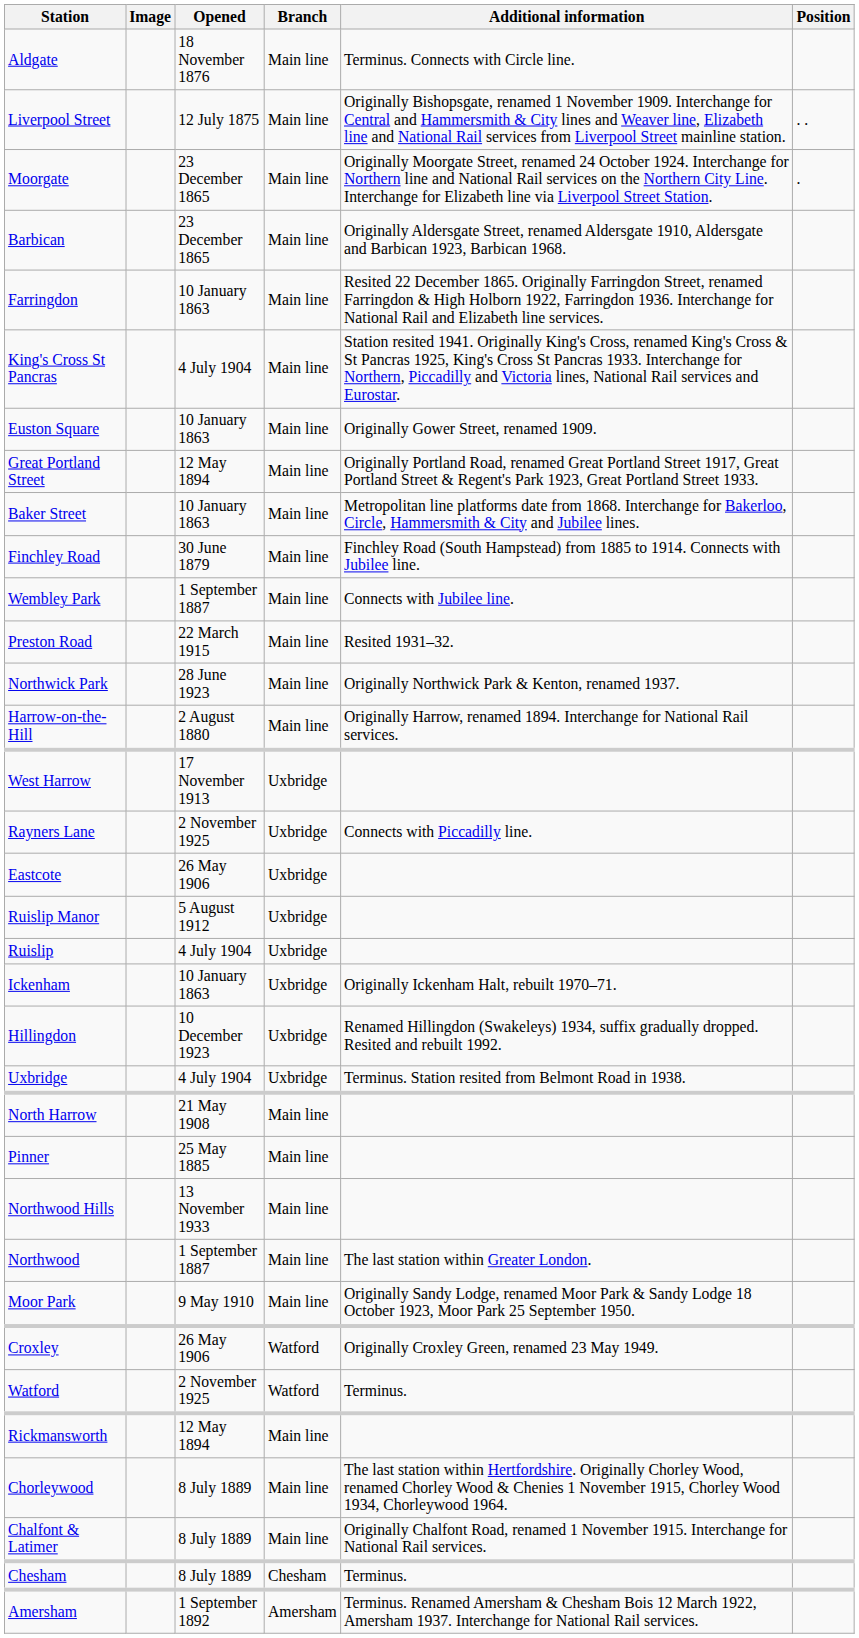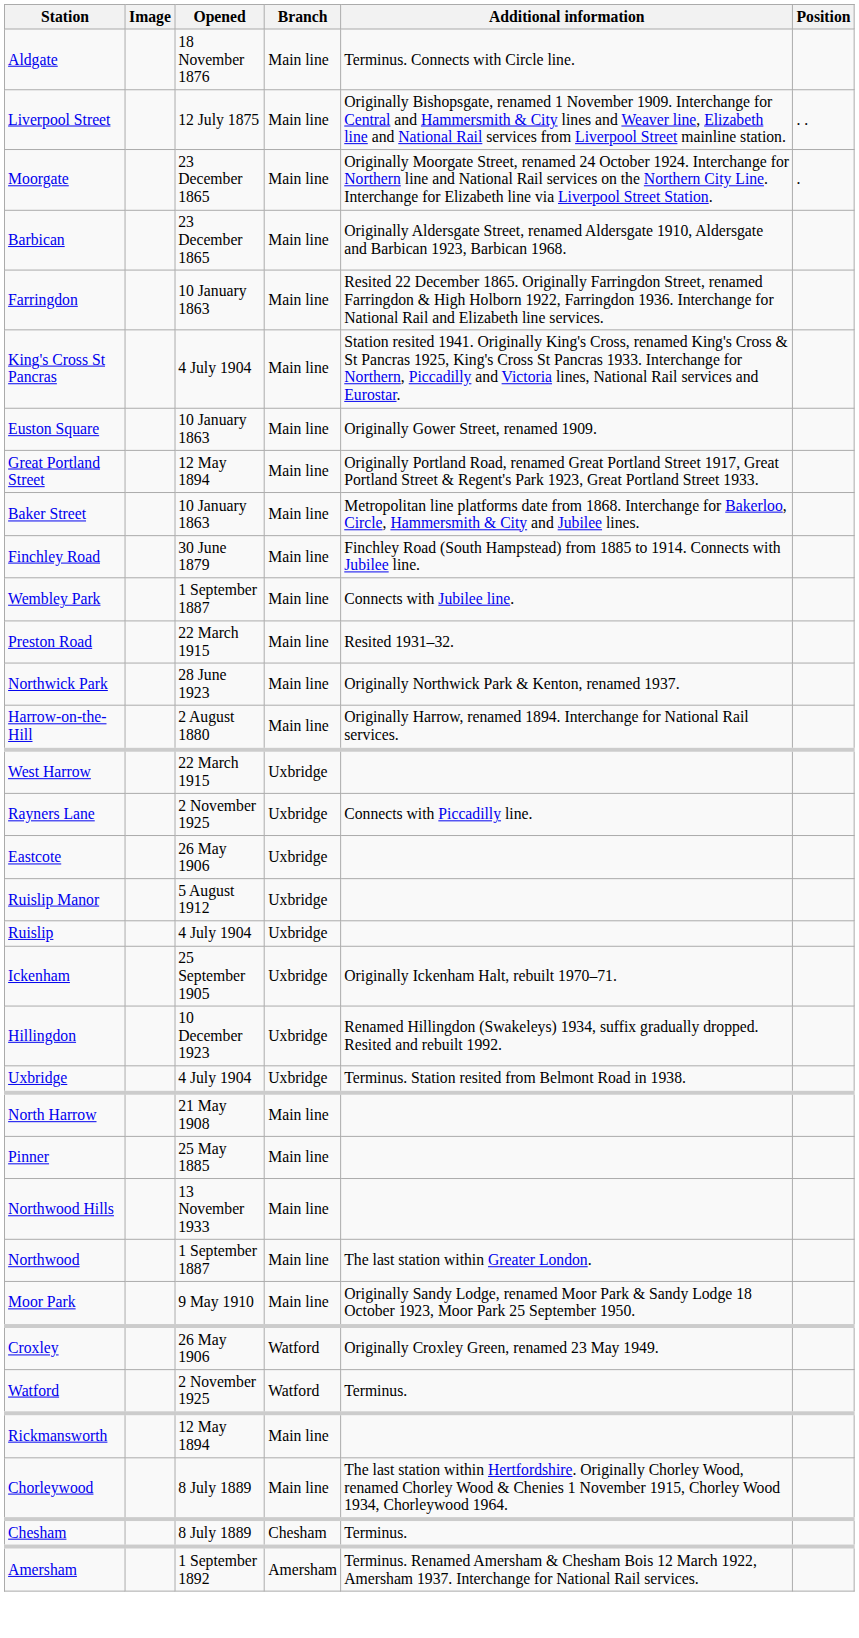(211, 780) 17 November 1913 -> (208, 772) 22 March 1915
(212, 984) 10 January 1863 -> (212, 975) 25 September 1905
- row: (44, 1538)
